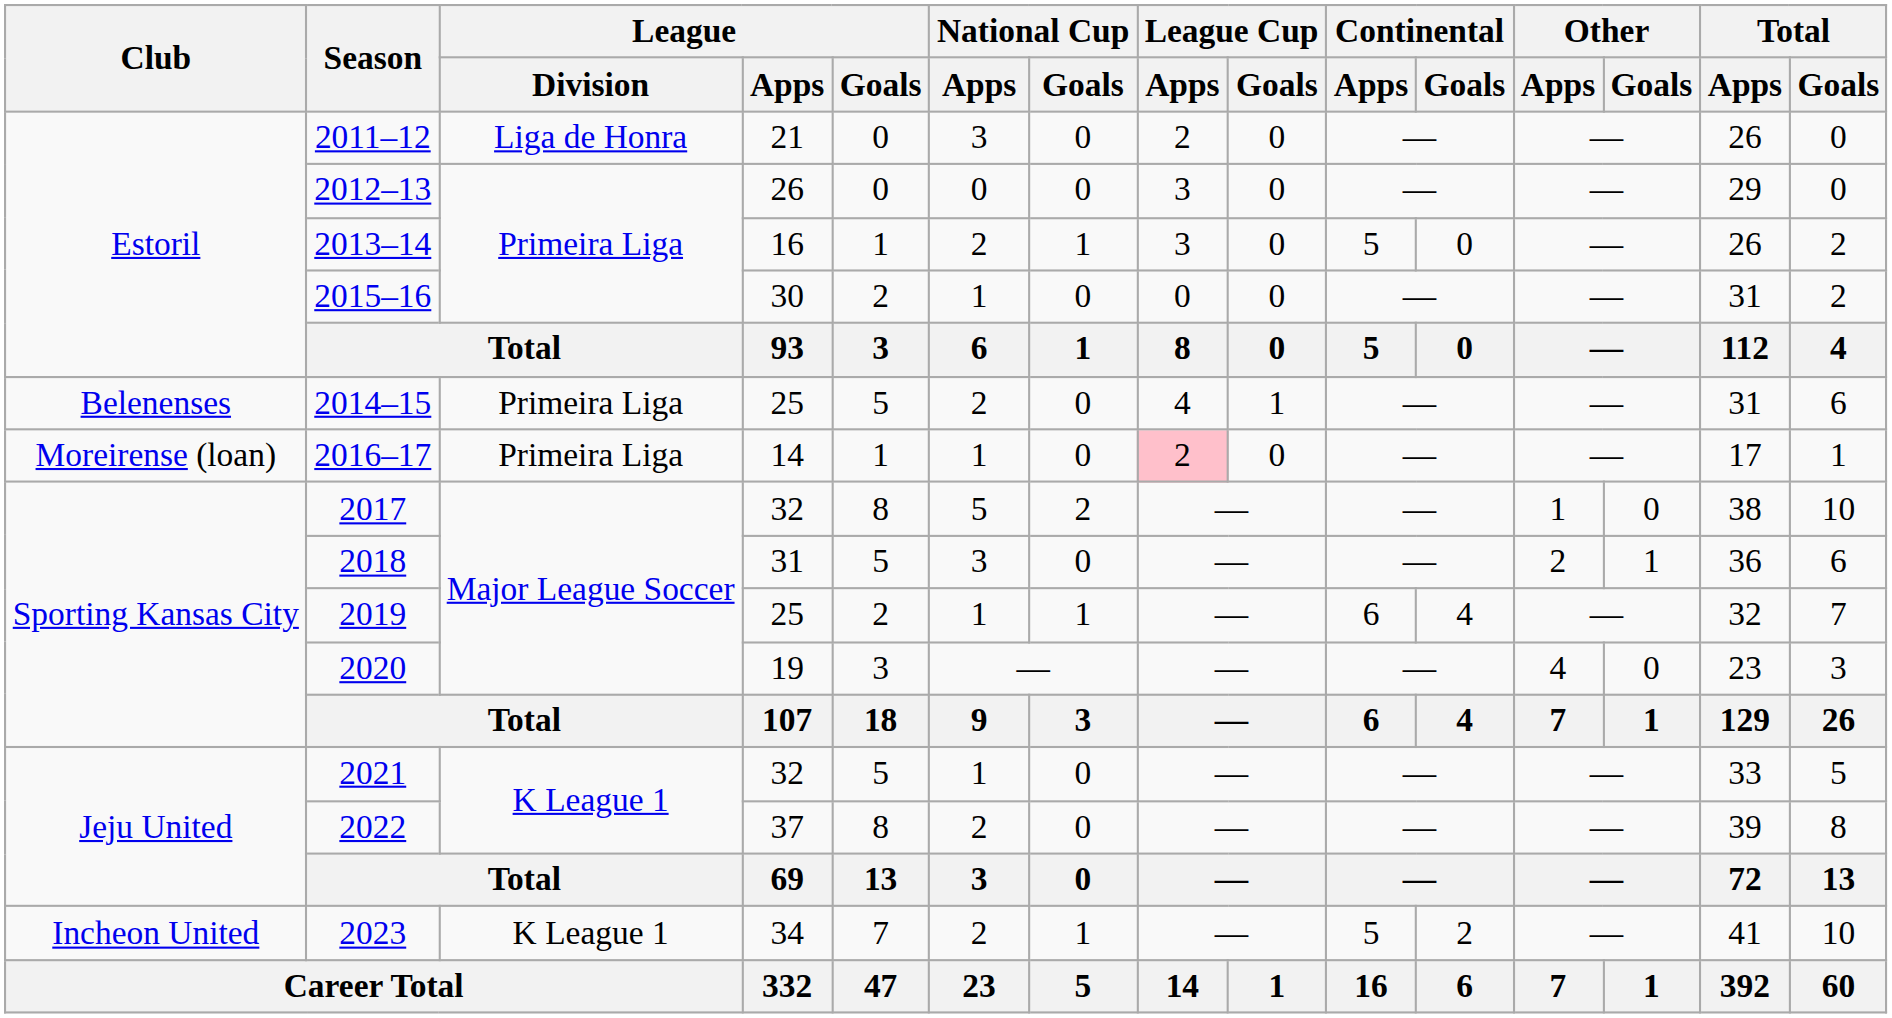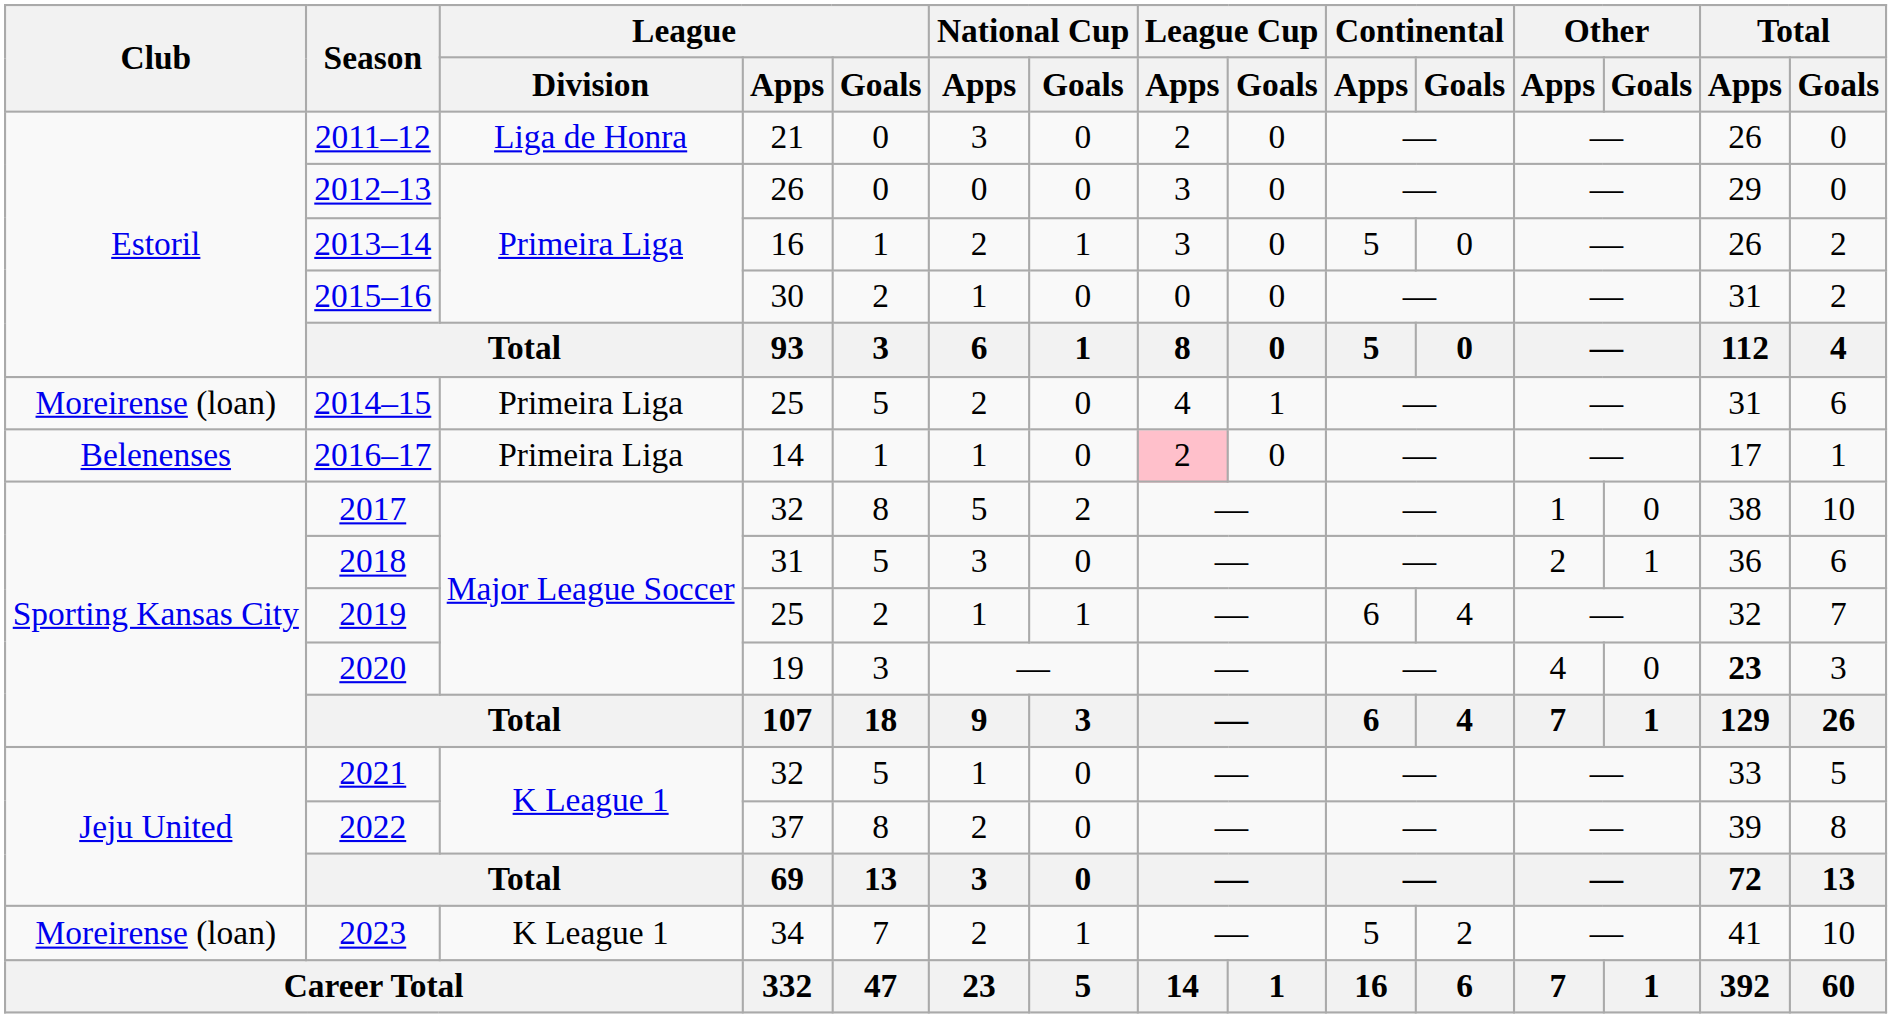(156, 402) Belenenses -> (156, 402) Moreirense (loan)
(156, 455) Moreirense (loan) -> (156, 455) Belenenses
(1745, 667) normal -> (1745, 667) bold
(156, 932) Incheon United -> (156, 932) Moreirense (loan)
